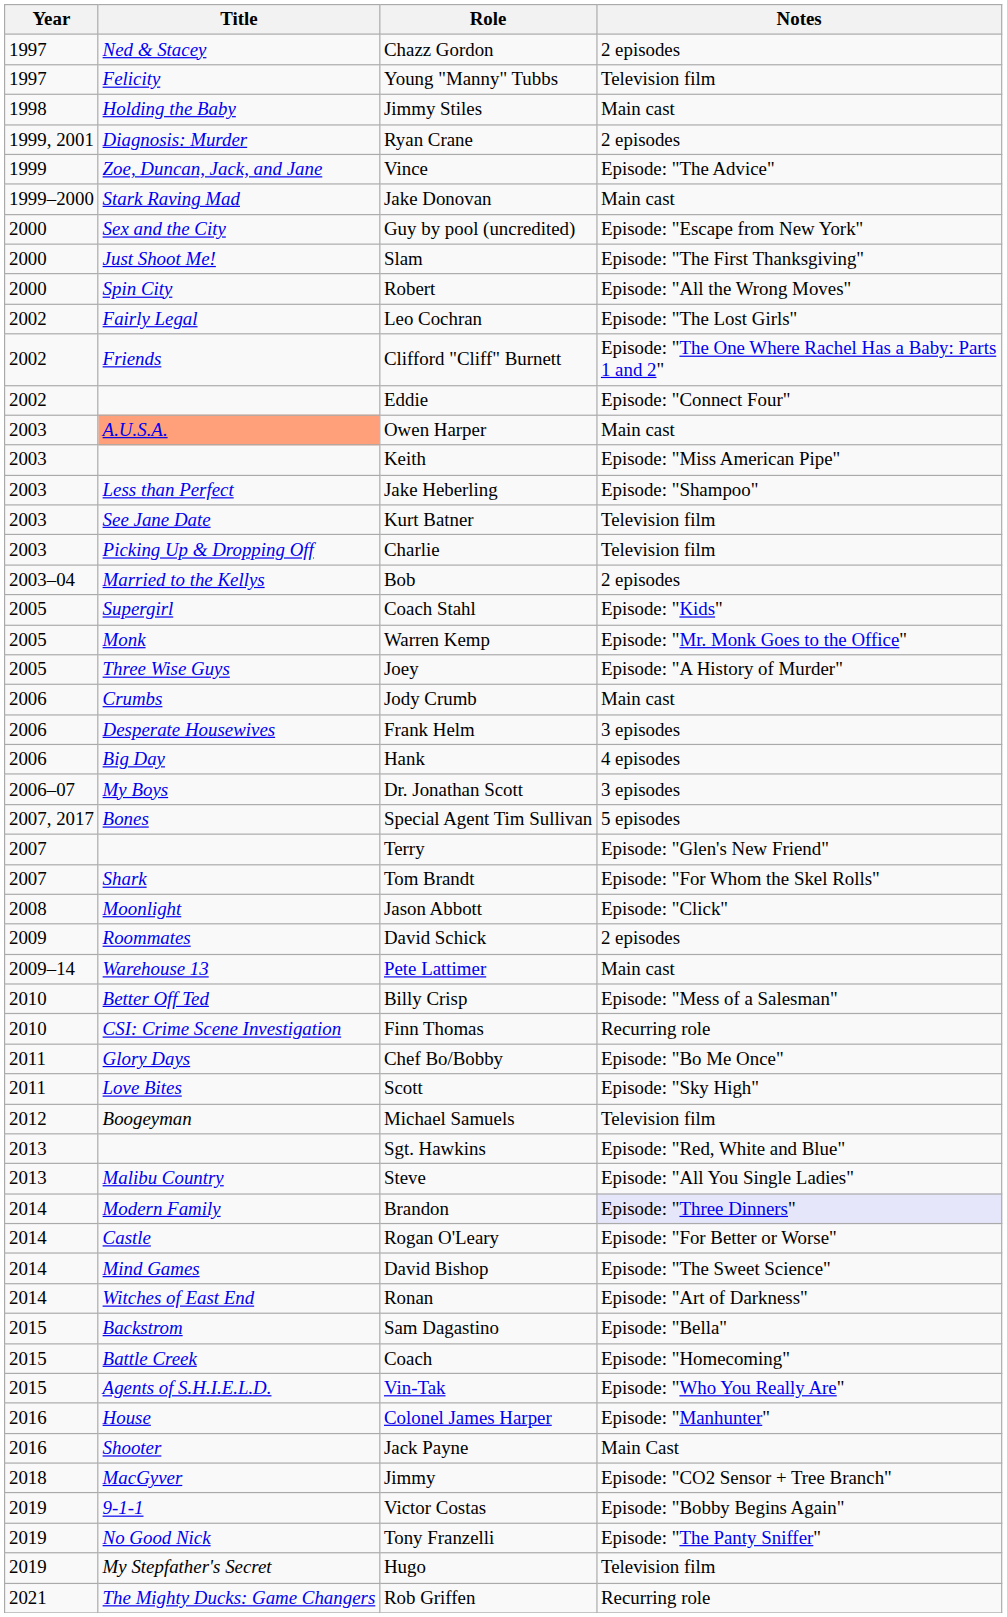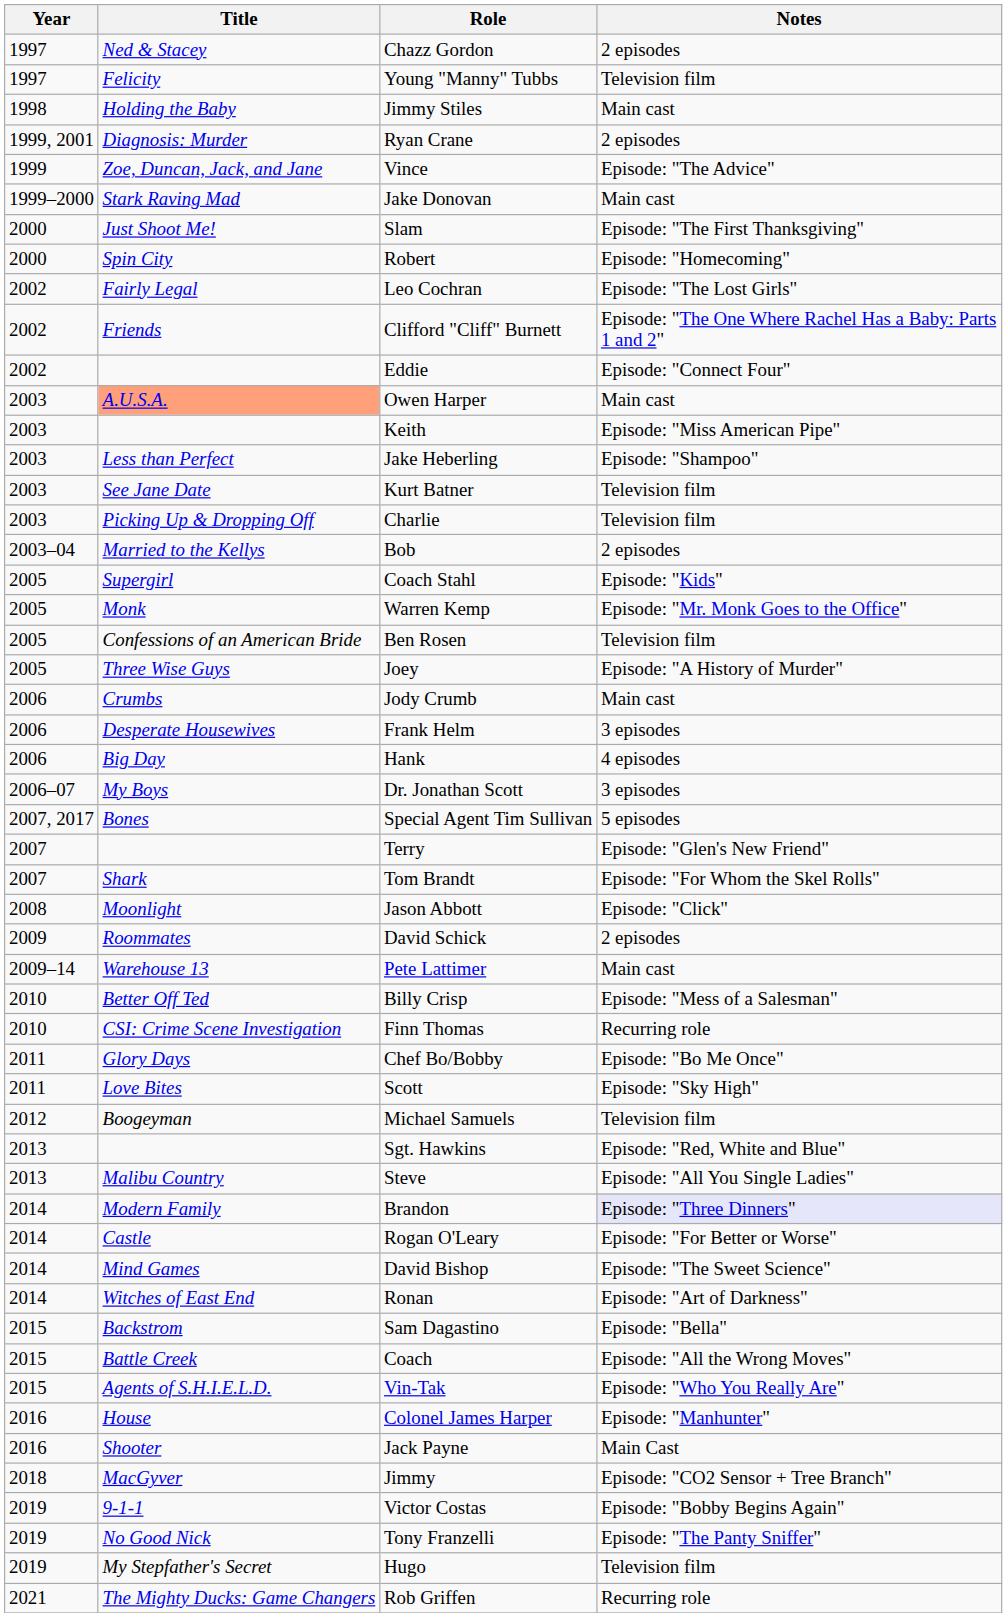- row: (480, 229)
(726, 288) Episode: "All the Wrong Moves" -> (695, 259) Episode: "Homecoming"
+ row: (425, 639)
(695, 1358) Episode: "Homecoming" -> (726, 1358) Episode: "All the Wrong Moves"
